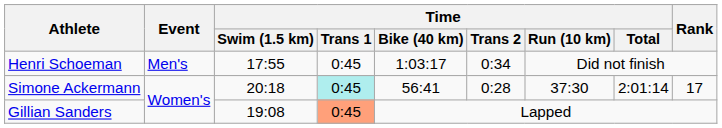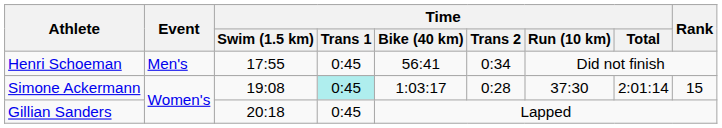(421, 64) 1:03:17 -> (421, 64) 56:41
(266, 88) 20:18 -> (266, 88) 19:08
(421, 88) 56:41 -> (421, 88) 1:03:17
(695, 88) 17 -> (695, 88) 15
(266, 112) 19:08 -> (266, 112) 20:18
(346, 112) lightsalmon background -> (346, 112) no background
